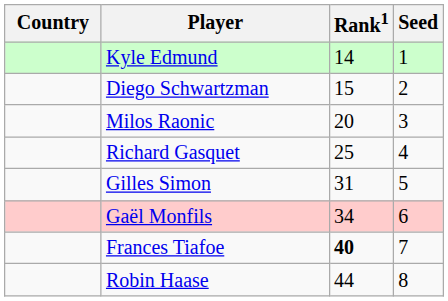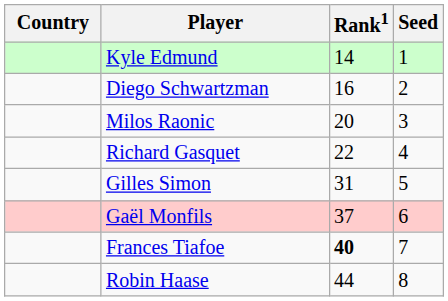(344, 89) 15 -> (344, 89) 16
(344, 152) 25 -> (344, 152) 22
(344, 216) 34 -> (344, 216) 37
